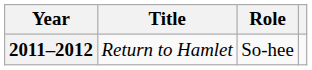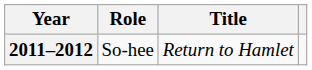columns swapped: (167, 19) <-> (268, 19)
